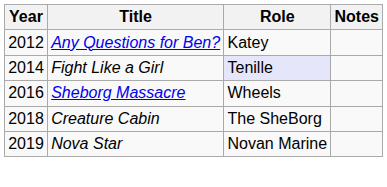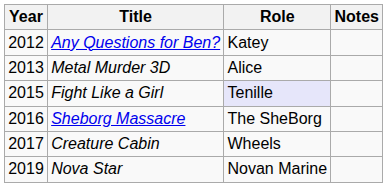+ row: (111, 67)
(26, 67) 2014 -> (26, 93) 2015
(254, 93) Wheels -> (275, 118) The SheBorg
(26, 118) 2018 -> (26, 144) 2017
(275, 118) The SheBorg -> (254, 144) Wheels
